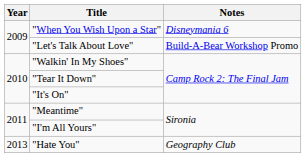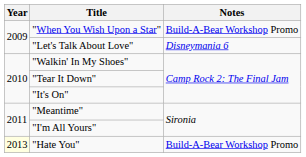(197, 29) Disneymania 6 -> (232, 29) Build-A-Bear Workshop Promo
(232, 45) Build-A-Bear Workshop Promo -> (197, 45) Disneymania 6
(17, 144) no background -> (17, 144) lightyellow background
(201, 144) Geography Club -> (232, 144) Build-A-Bear Workshop Promo
